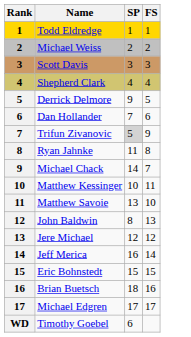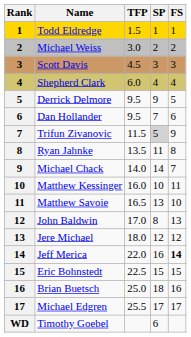+ column: (137, 13)
(150, 254) normal -> (176, 254) bold
